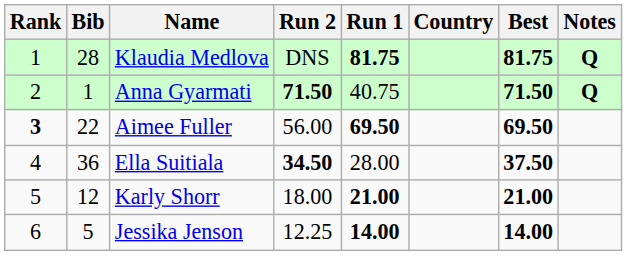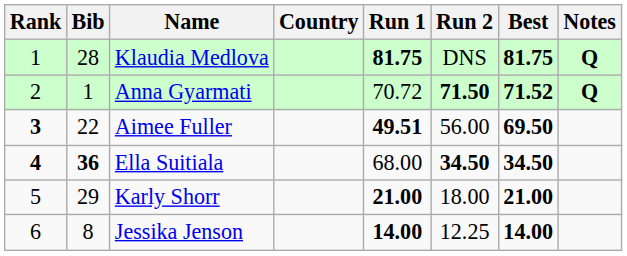columns swapped: (453, 22) <-> (307, 22)
(375, 92) 40.75 -> (397, 92) 70.72
(528, 92) 71.50 -> (528, 92) 71.52
(375, 127) 69.50 -> (397, 127) 49.51
(36, 162) normal -> (36, 162) bold
(88, 162) normal -> (88, 162) bold
(375, 162) 28.00 -> (397, 162) 68.00
(528, 162) 37.50 -> (528, 162) 34.50
(88, 197) 12 -> (88, 197) 29
(88, 232) 5 -> (88, 232) 8
